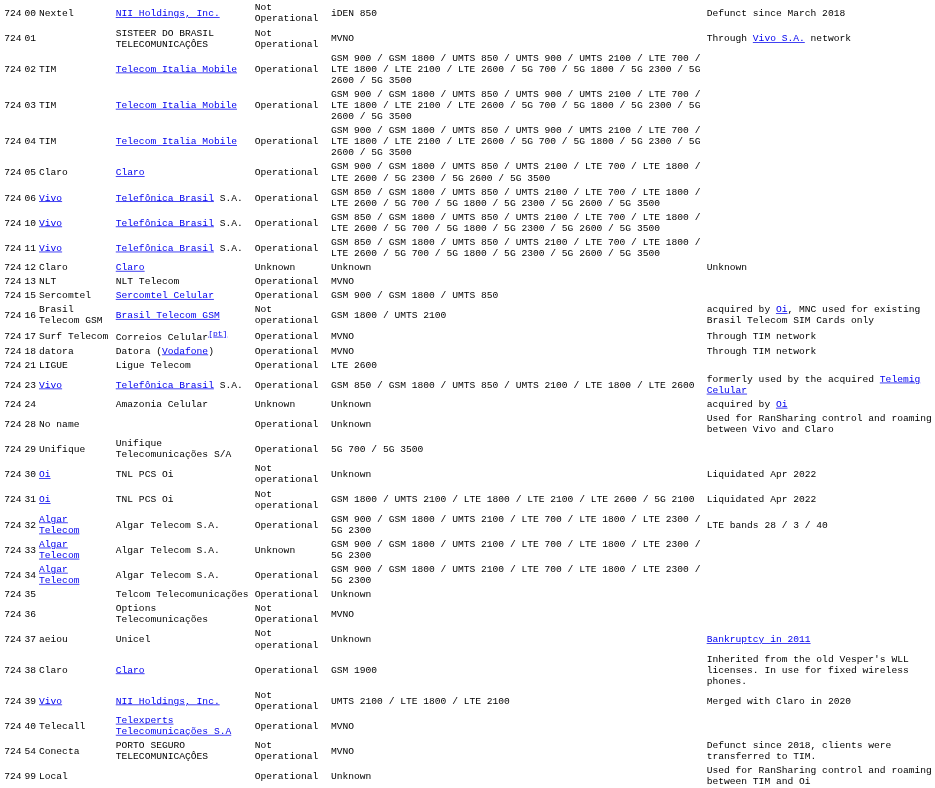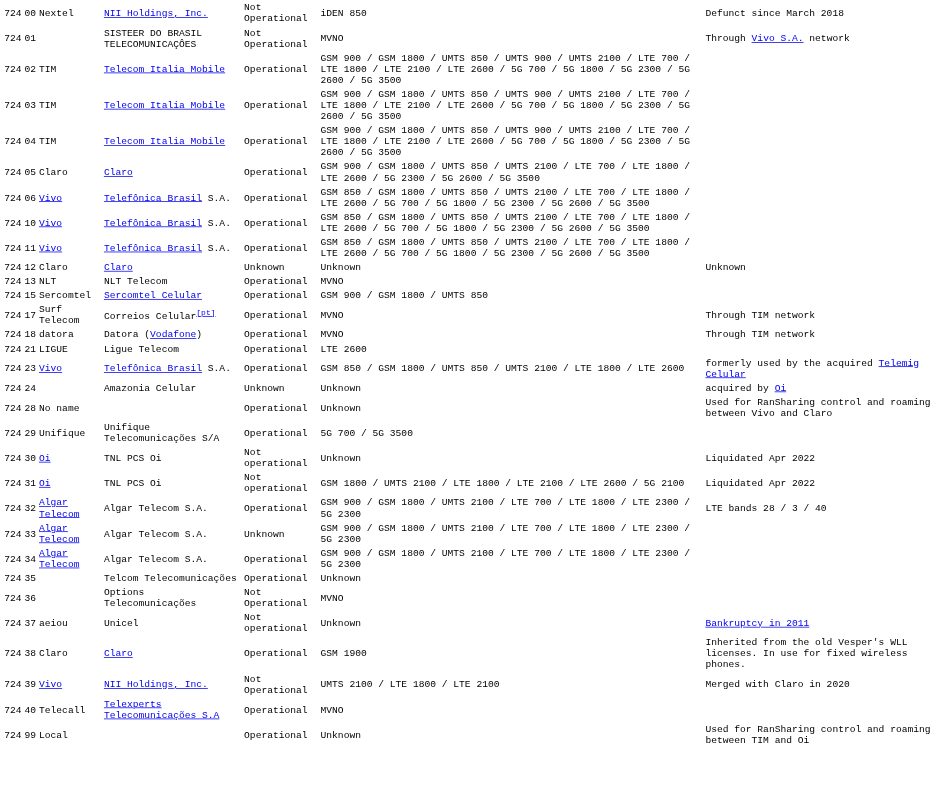- row: (30, 315)
- row: (30, 751)
